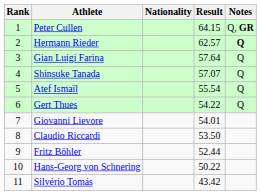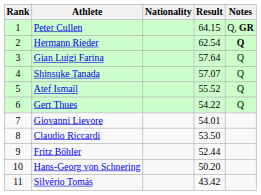(209, 43) 62.57 -> (209, 43) 62.54
(209, 89) 55.54 -> (209, 89) 55.52
(209, 167) 50.22 -> (209, 167) 50.20
